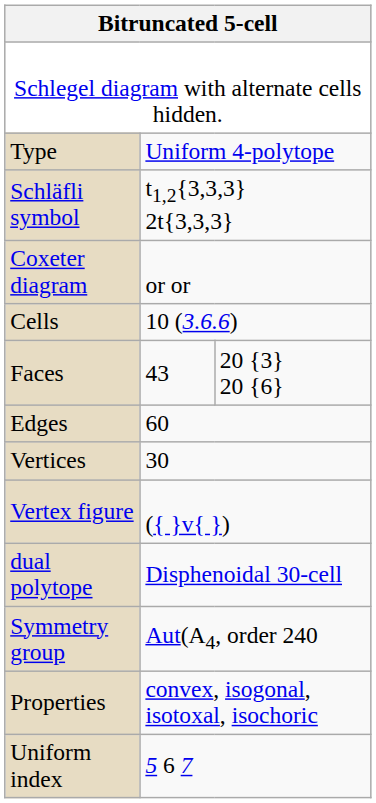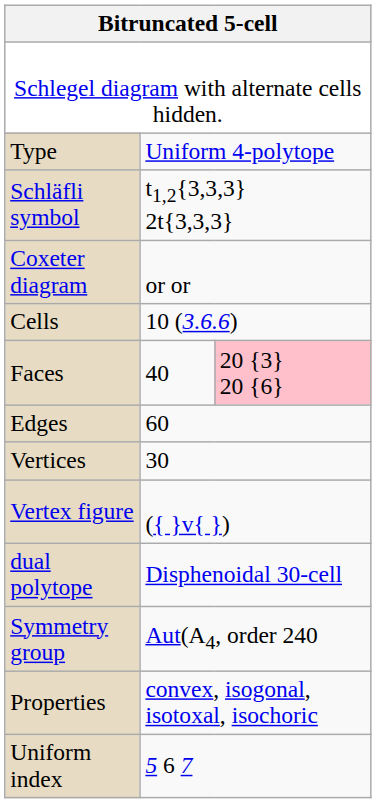(157, 372) 43 -> (157, 372) 40
(252, 372) no background -> (252, 372) pink background
